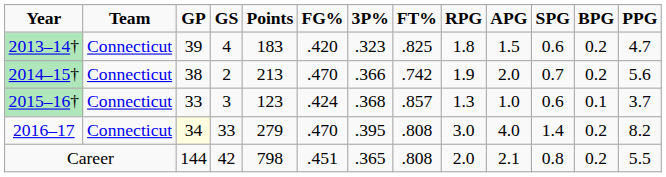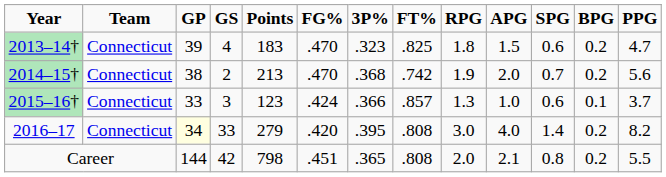(322, 46) .420 -> (322, 46) .470
(370, 74) .366 -> (370, 74) .368
(370, 102) .368 -> (370, 102) .366
(322, 130) .470 -> (322, 130) .420
